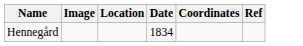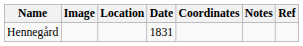+ column: (259, 13)
(161, 32) 1834 -> (161, 32) 1831
